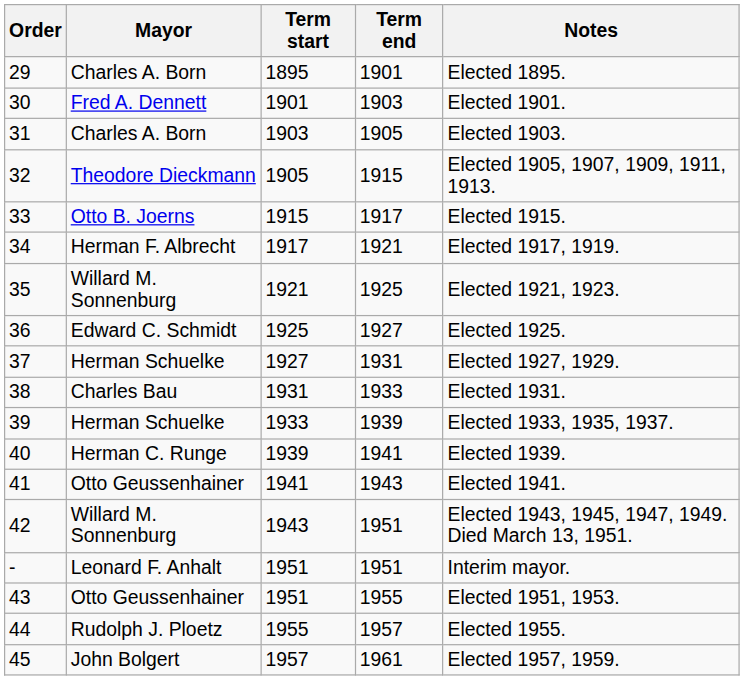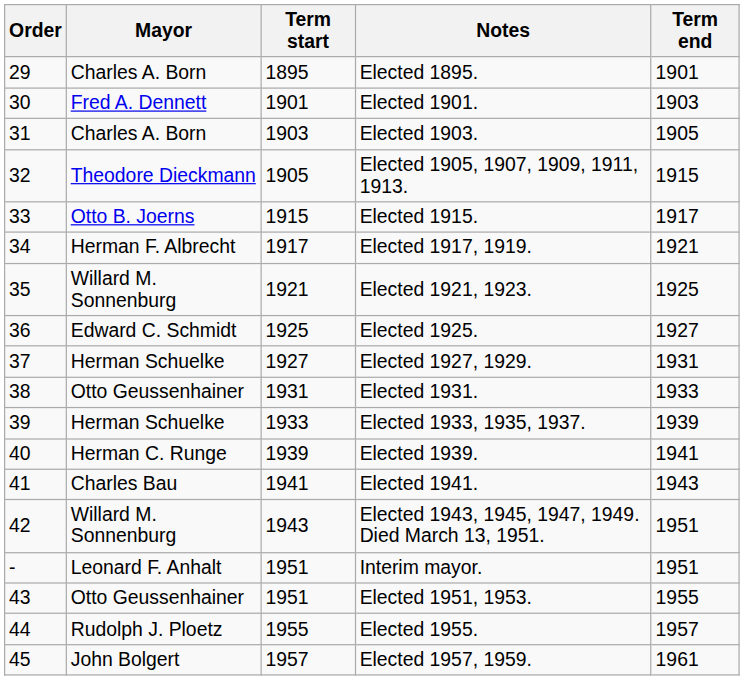columns swapped: (399, 30) <-> (591, 30)
(124, 392) Charles Bau -> (157, 392) Otto Geussenhainer
(157, 484) Otto Geussenhainer -> (124, 484) Charles Bau
